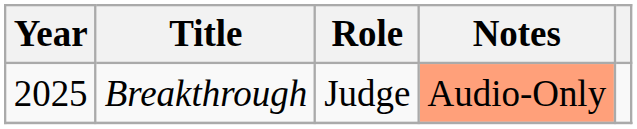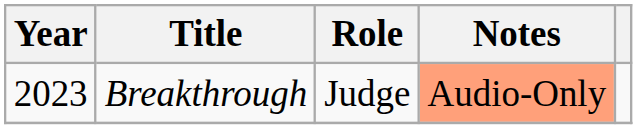(51, 92) 2025 -> (51, 92) 2023
